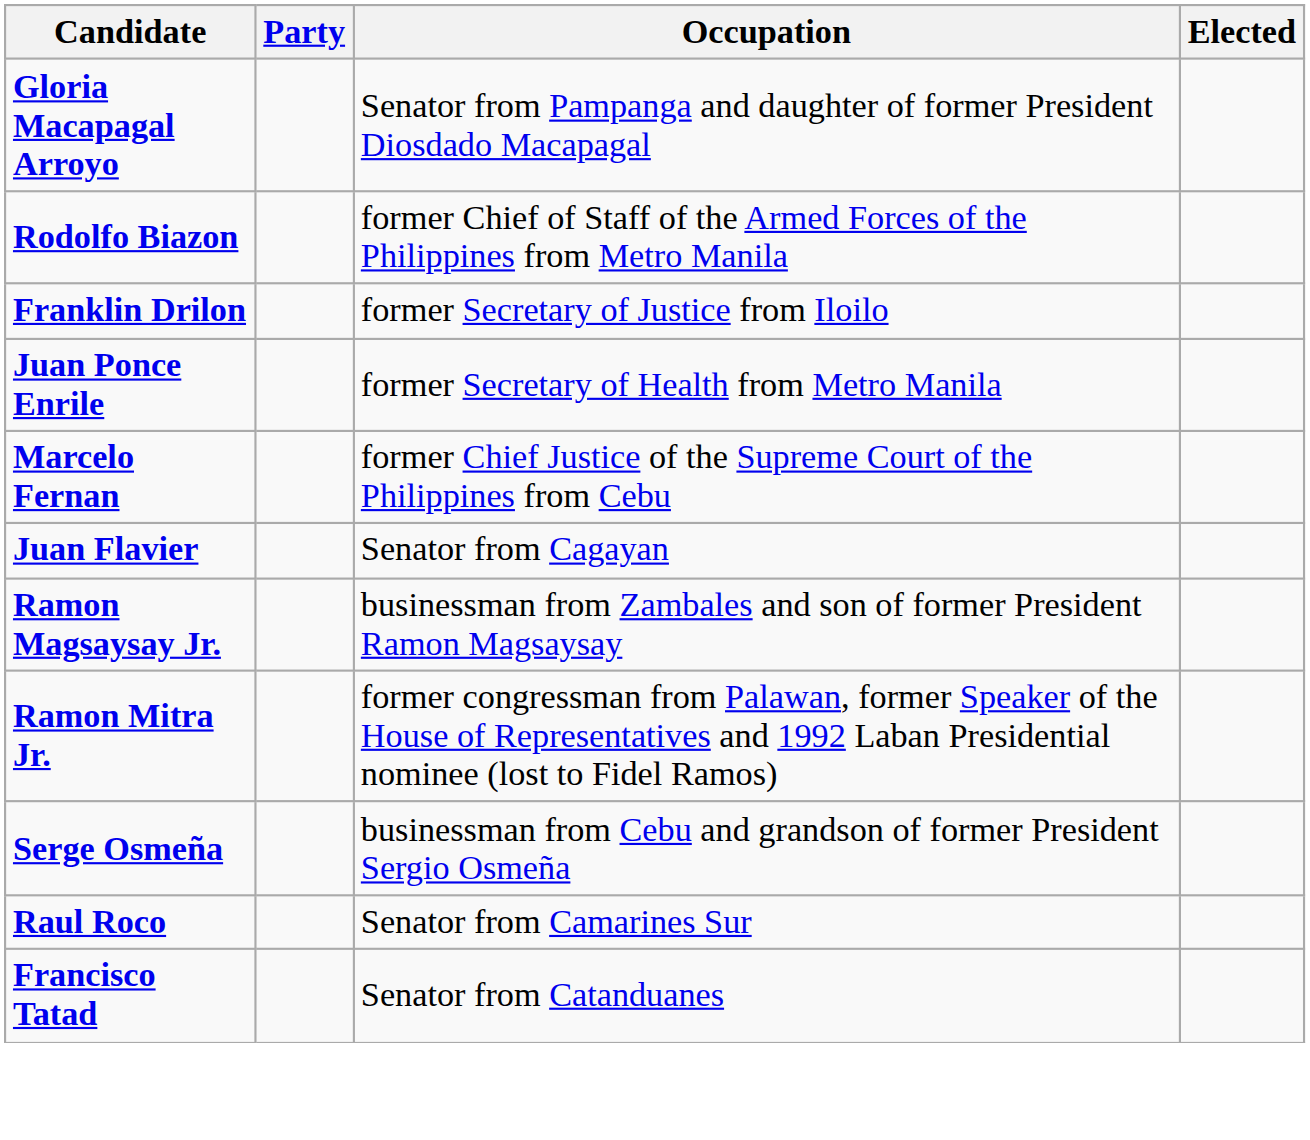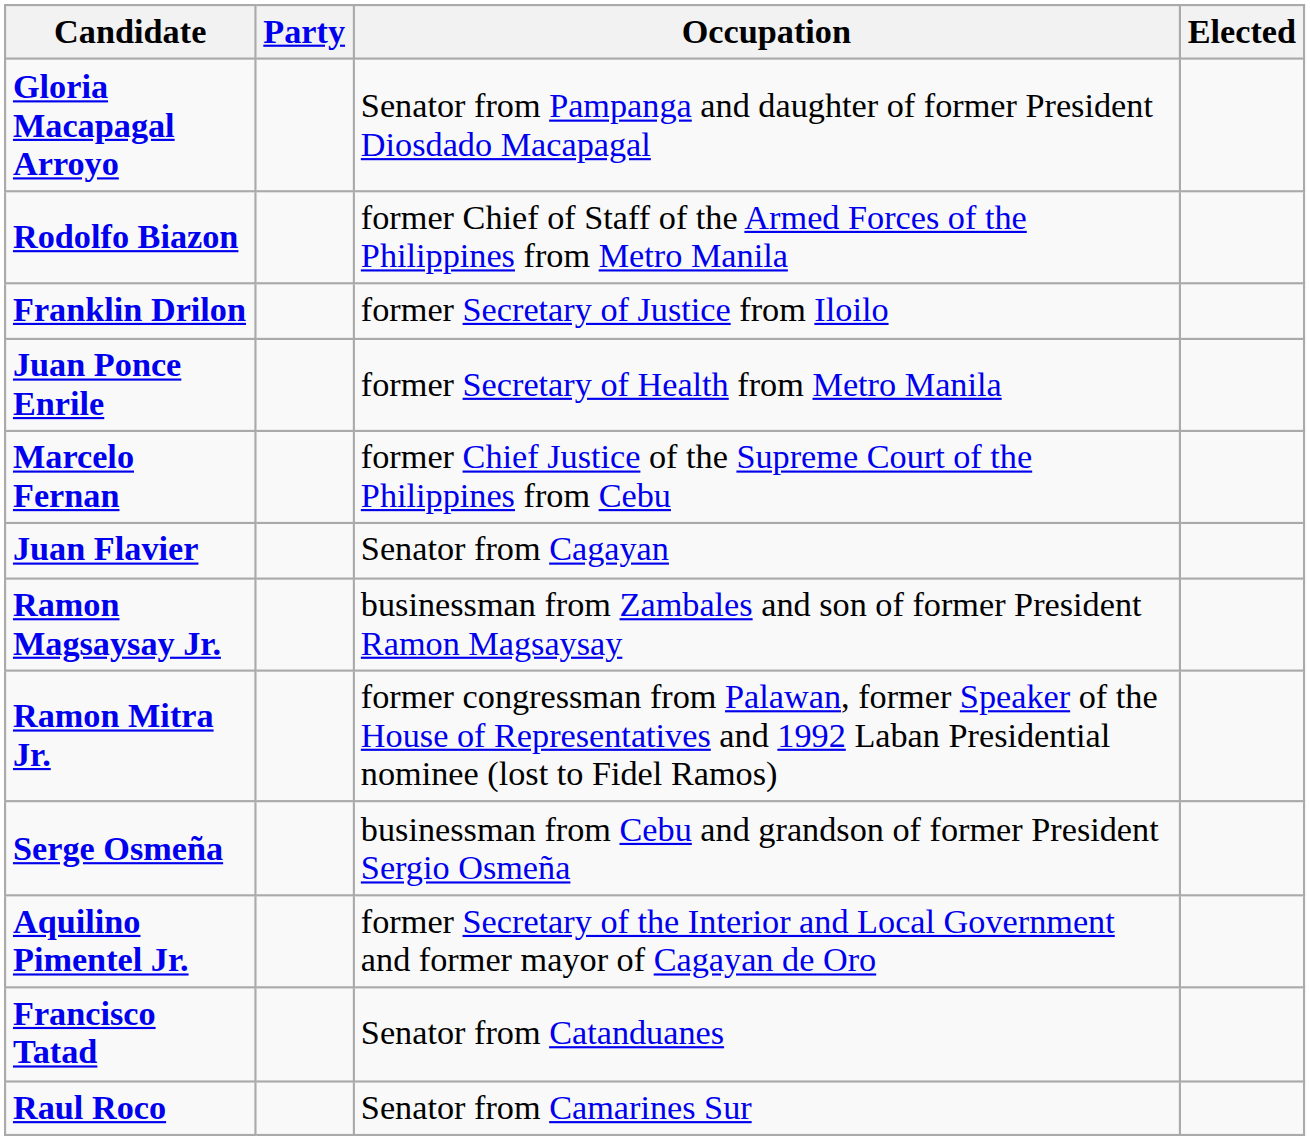+ row: (101, 940)
rows swapped: (90, 921) <-> (84, 994)
